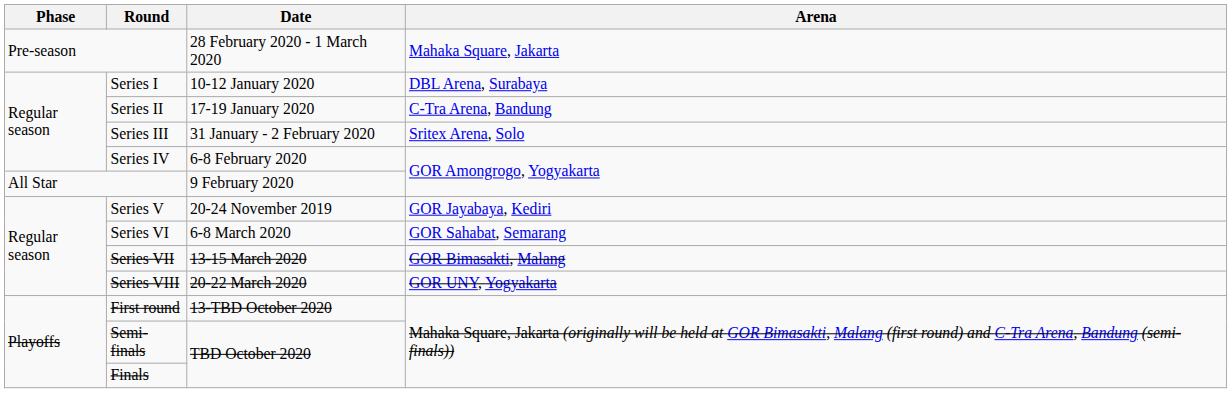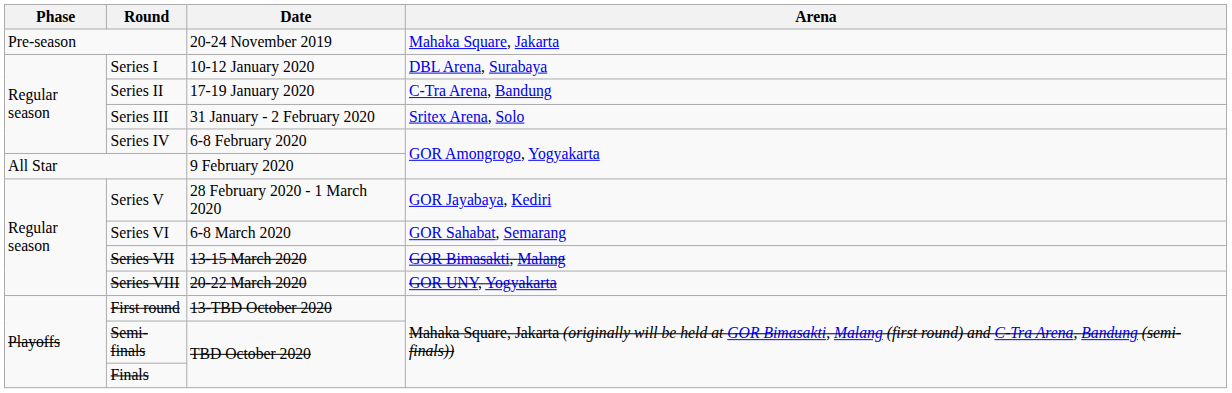(279, 50) 28 February 2020 - 1 March 2020 -> (261, 41) 20-24 November 2019
(261, 208) 20-24 November 2019 -> (279, 199) 28 February 2020 - 1 March 2020
